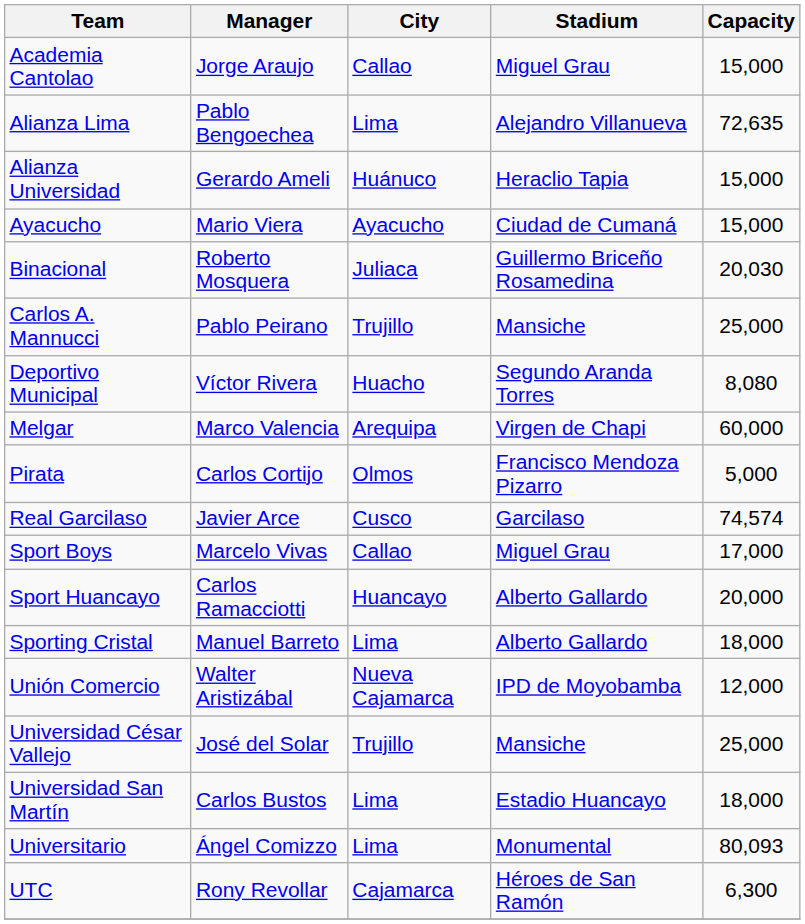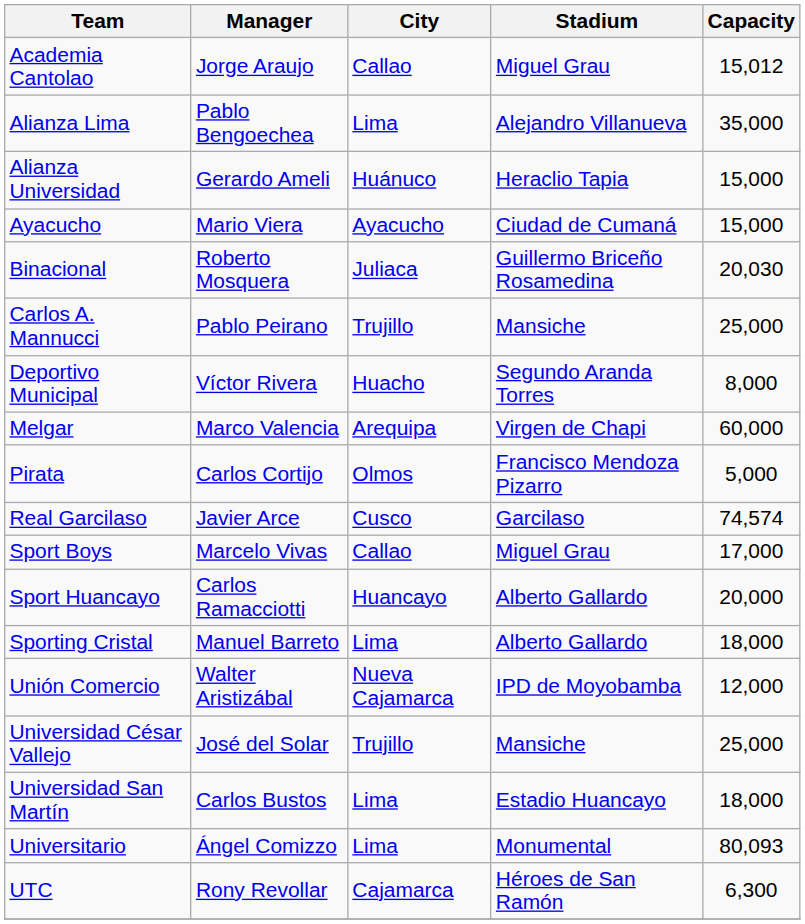(751, 66) 15,000 -> (751, 66) 15,012
(751, 122) 72,635 -> (751, 122) 35,000
(751, 383) 8,080 -> (751, 383) 8,000
